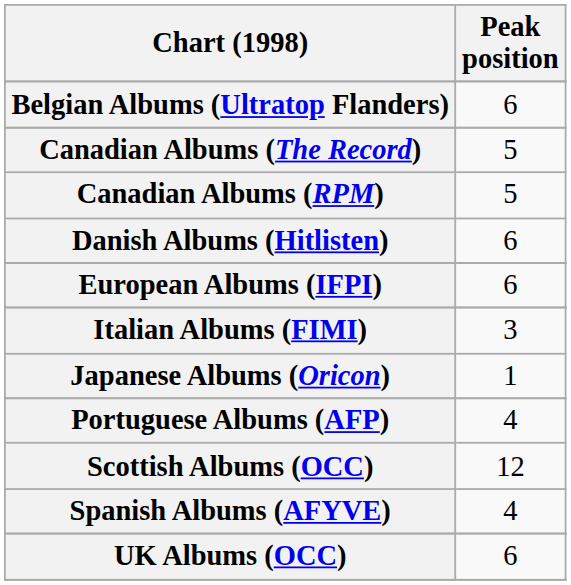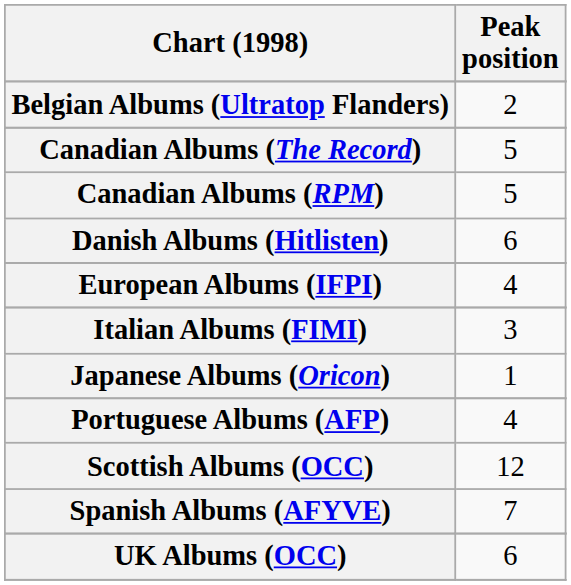(510, 104) 6 -> (510, 104) 2
(510, 284) 6 -> (510, 284) 4
(510, 510) 4 -> (510, 510) 7
